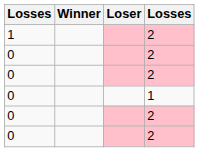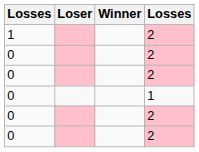columns swapped: (79, 14) <-> (124, 14)
